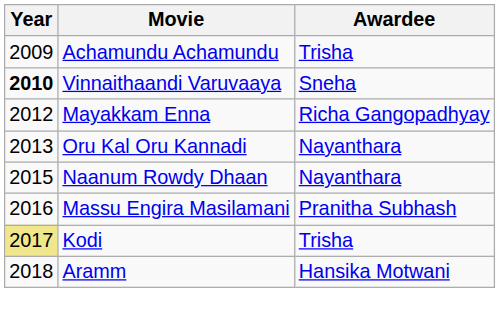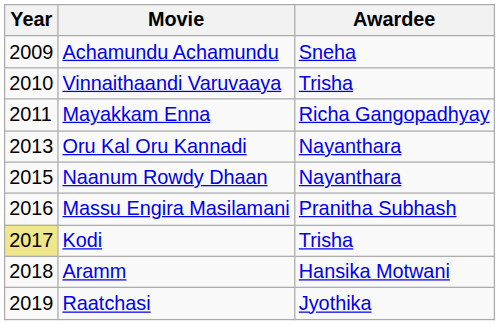(326, 51) Trisha -> (327, 51) Sneha
(31, 83) bold -> (31, 83) normal
(327, 83) Sneha -> (326, 83) Trisha
(31, 114) 2012 -> (31, 114) 2011
+ row: (107, 303)
